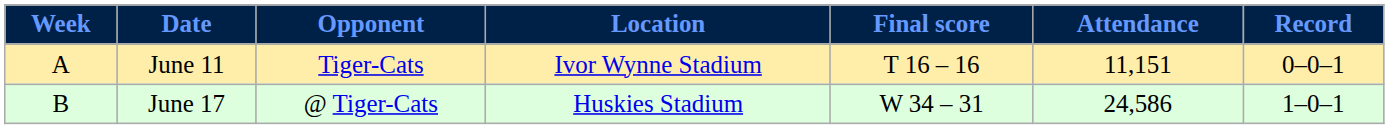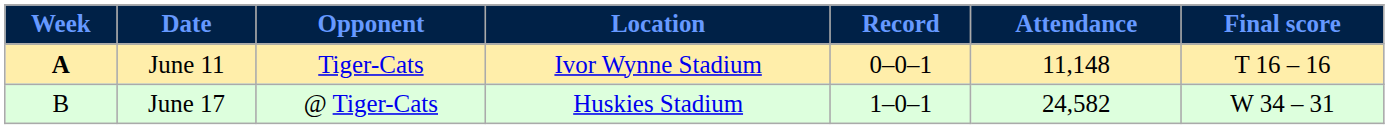columns swapped: (932, 24) <-> (1313, 24)
(61, 63) normal -> (61, 63) bold
(1138, 63) 11,151 -> (1076, 63) 11,148
(1138, 103) 24,586 -> (1076, 103) 24,582
